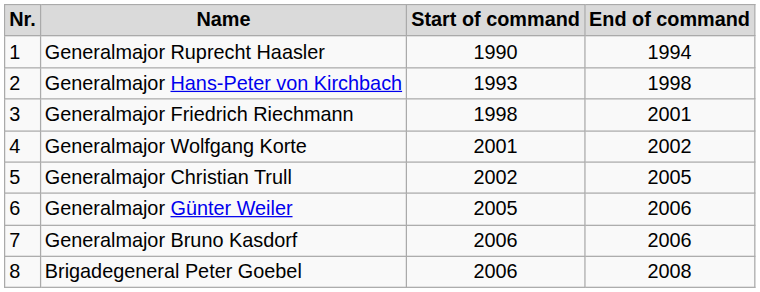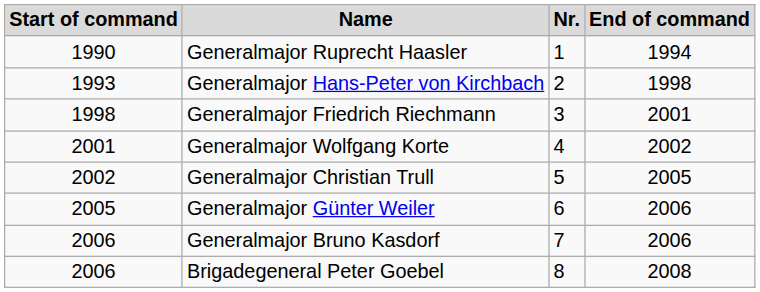columns swapped: (22, 20) <-> (496, 20)
